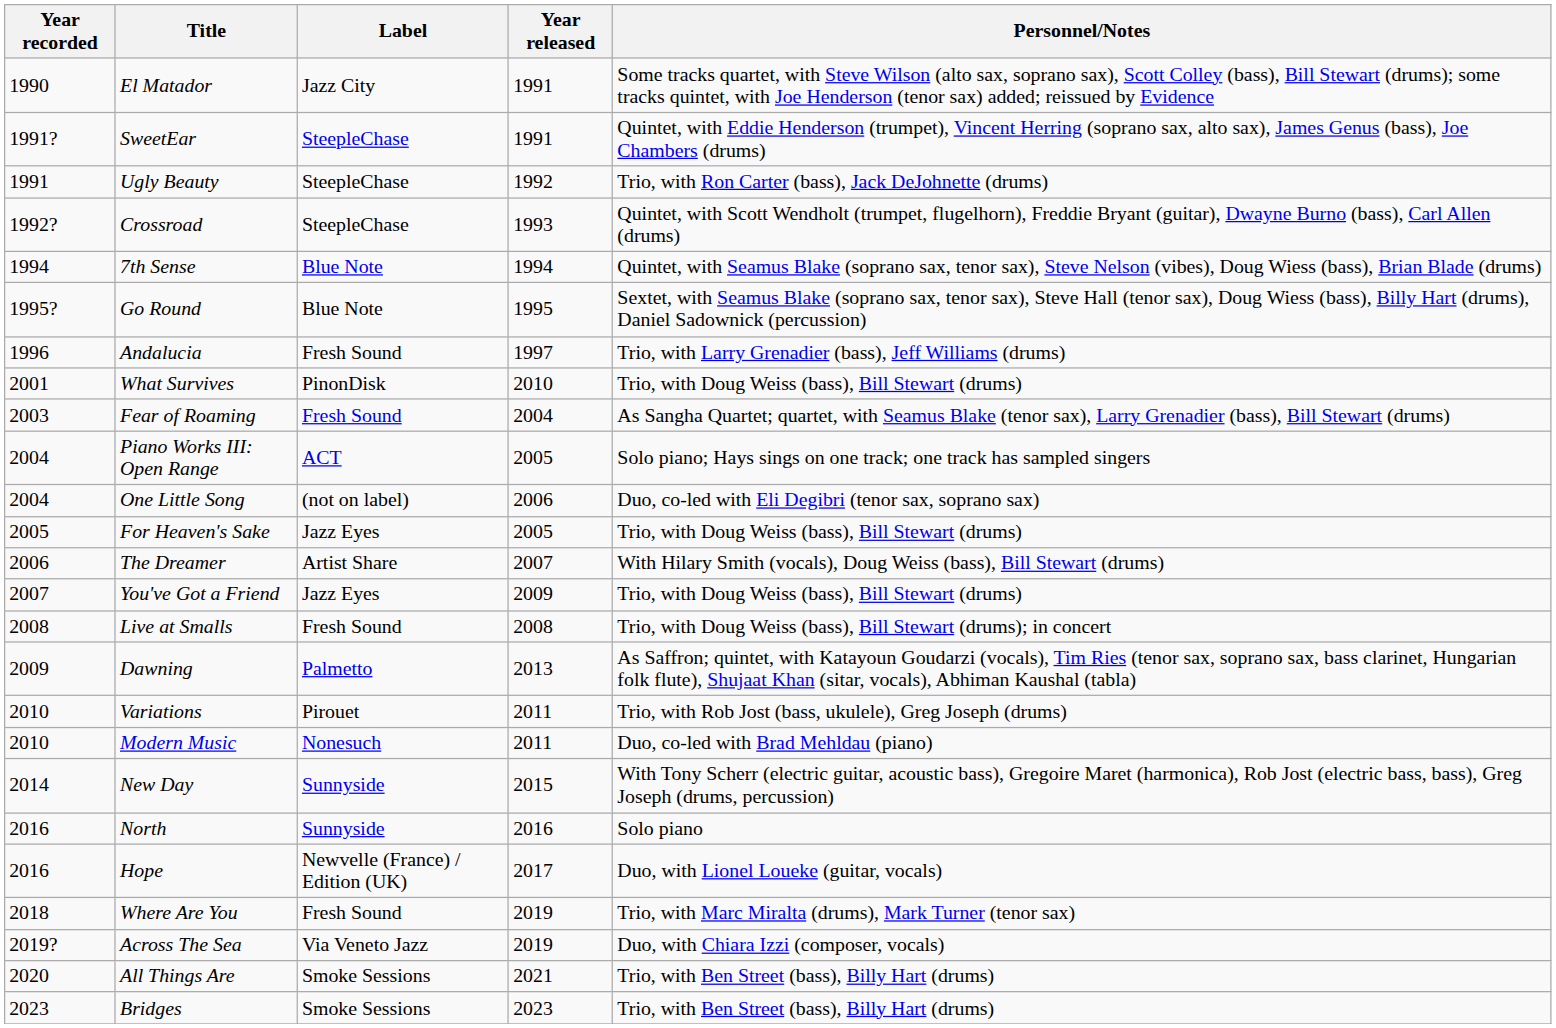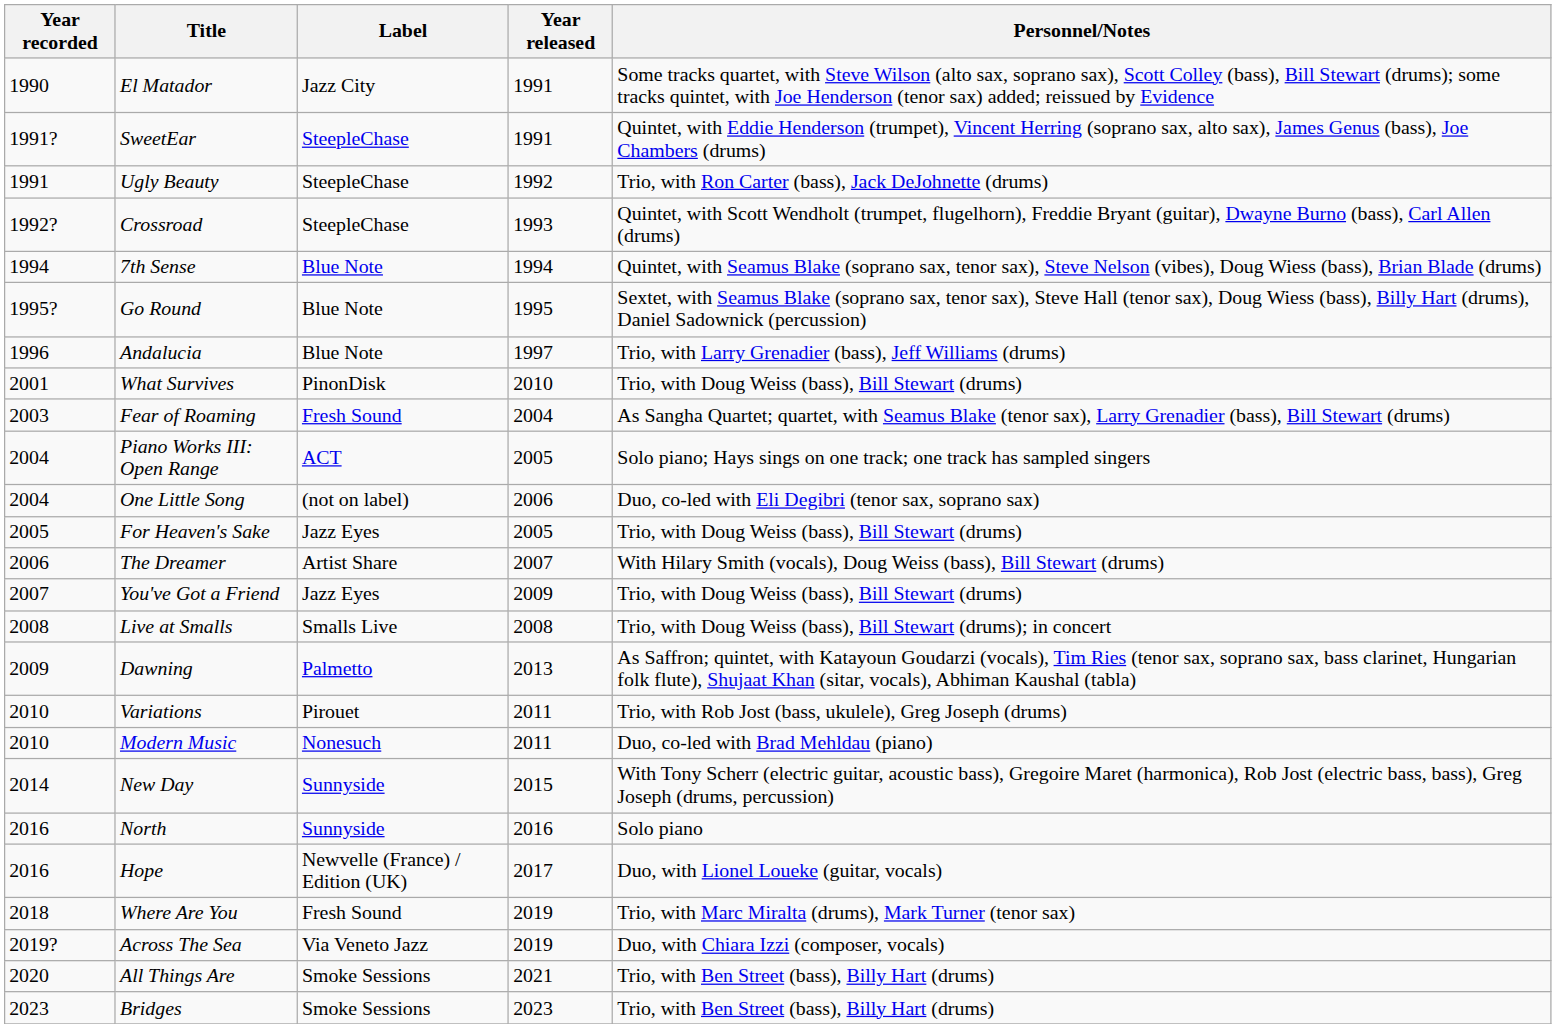(352, 352) Fresh Sound -> (342, 352) Blue Note
(352, 626) Fresh Sound -> (350, 626) Smalls Live
